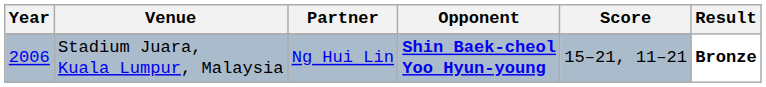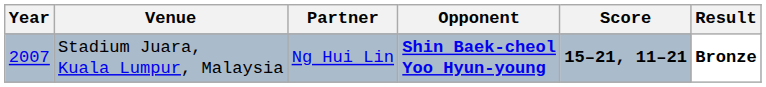(29, 58) 2006 -> (29, 58) 2007
(626, 58) normal -> (626, 58) bold
